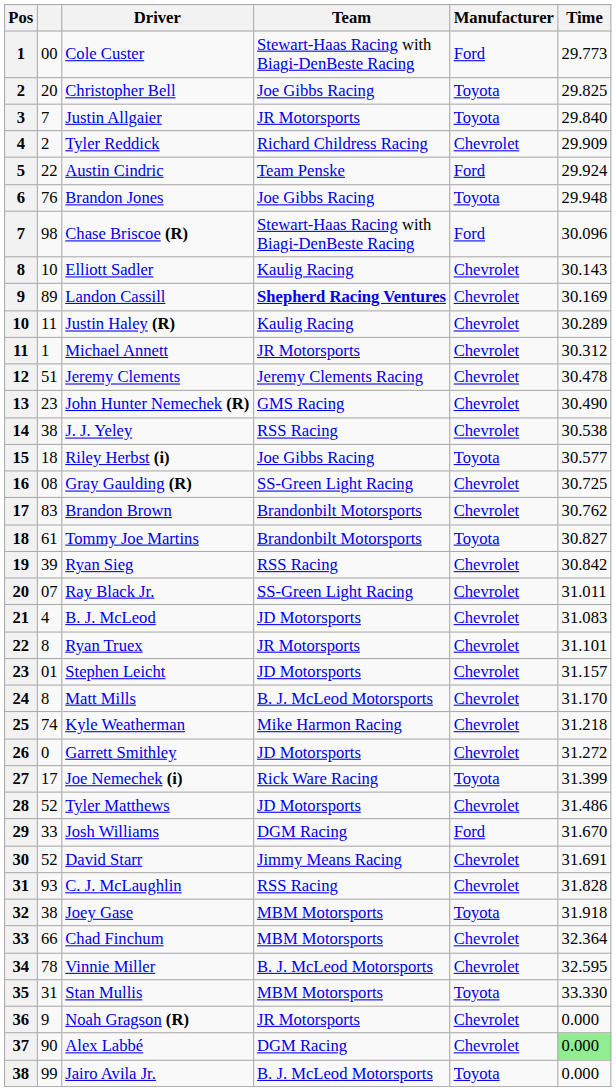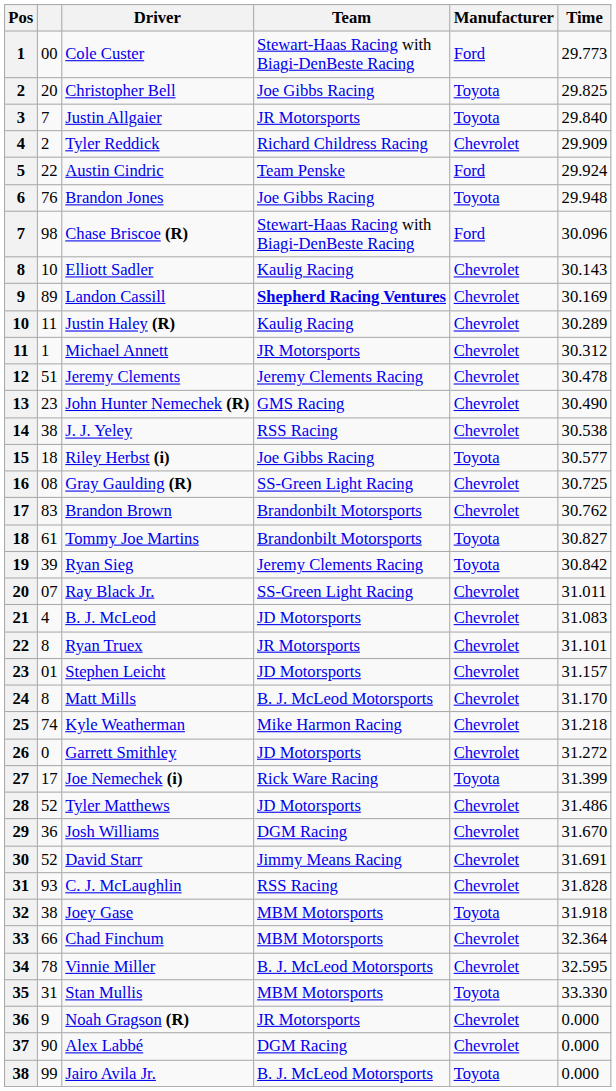(297, 564) RSS Racing -> (340, 564) Jeremy Clements Racing
(486, 564) Chevrolet -> (477, 564) Toyota
(49, 831) 33 -> (49, 831) 36
(469, 831) Ford -> (486, 831) Chevrolet
(580, 1046) lightgreen background -> (580, 1046) no background
